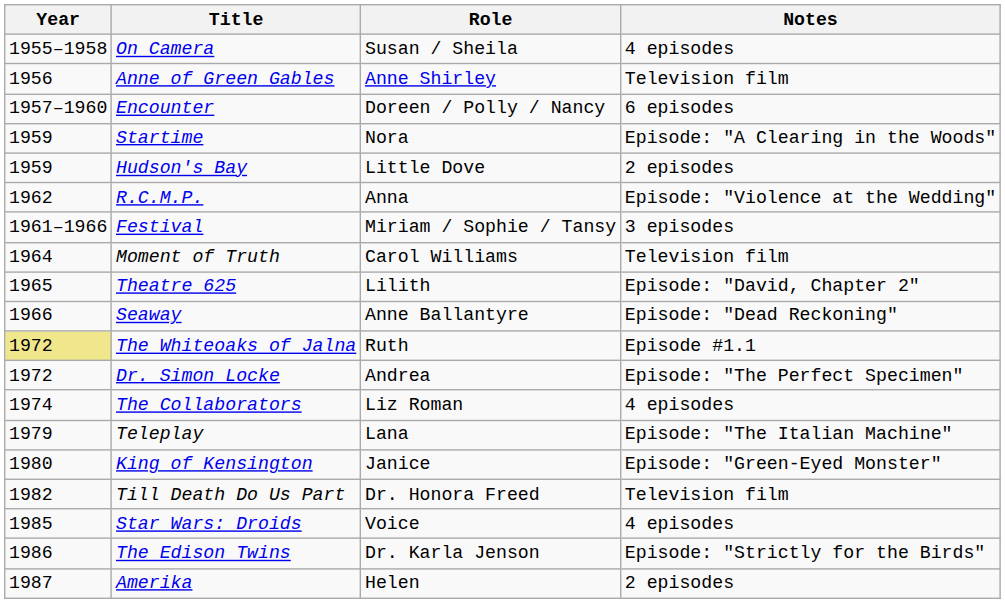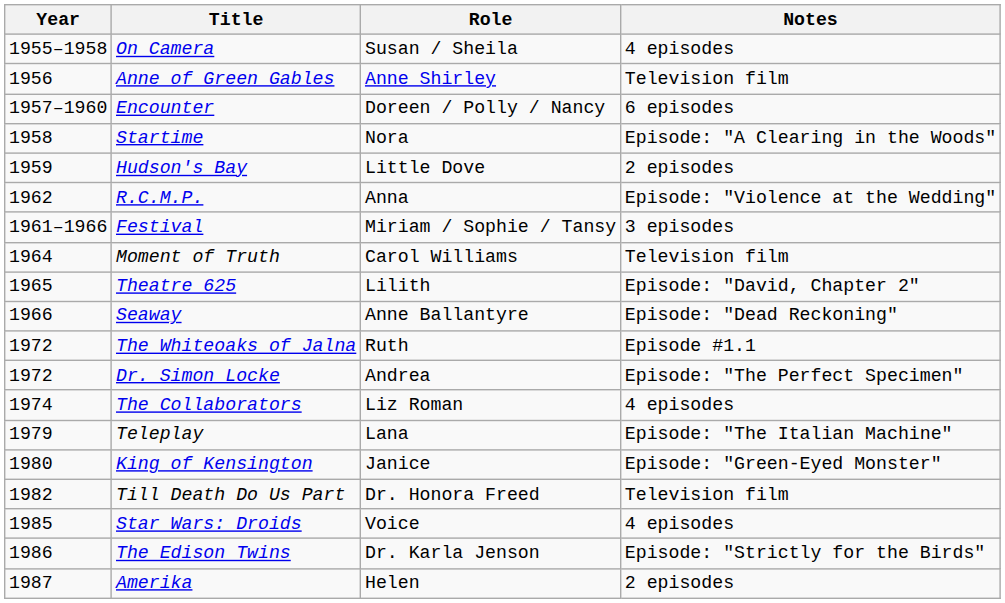(31, 138) 1959 -> (31, 138) 1958
(31, 346) khaki background -> (31, 346) no background
